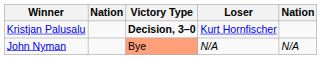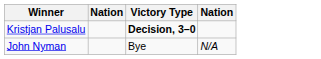- column: (239, 12)
(137, 46) lightsalmon background -> (137, 46) no background
